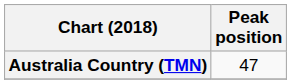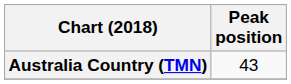(249, 65) 47 -> (249, 65) 43
